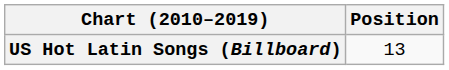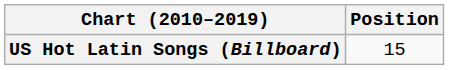(395, 50) 13 -> (395, 50) 15
